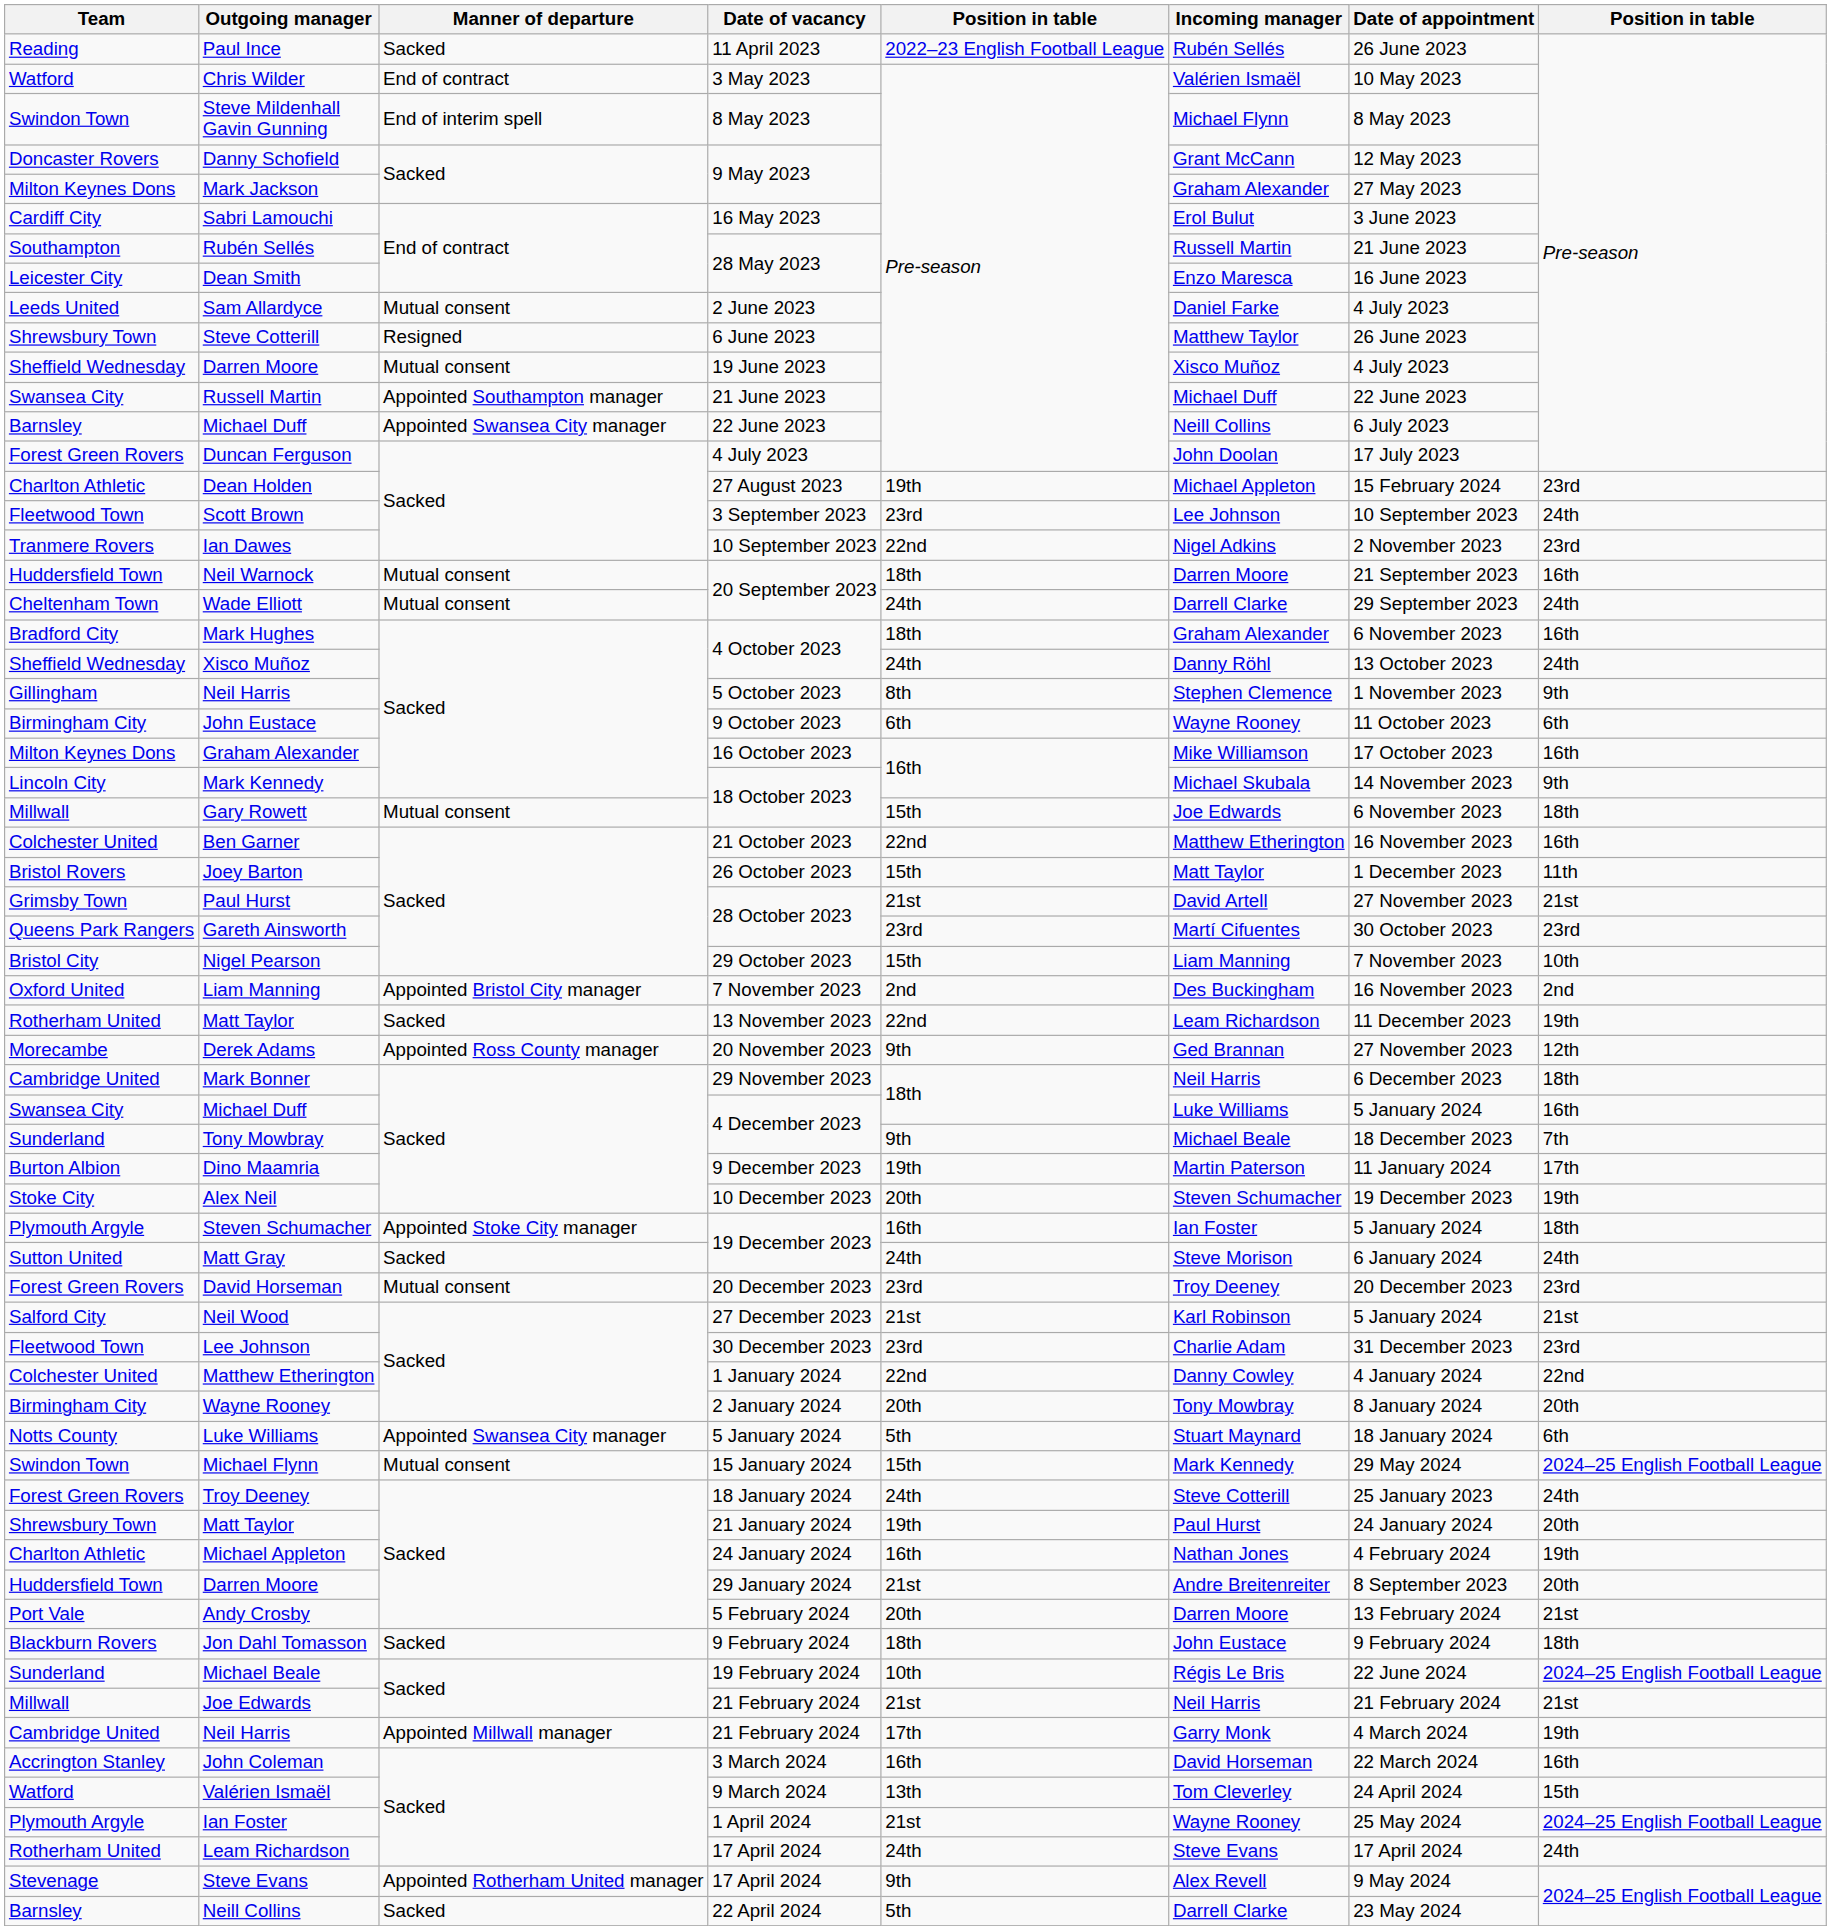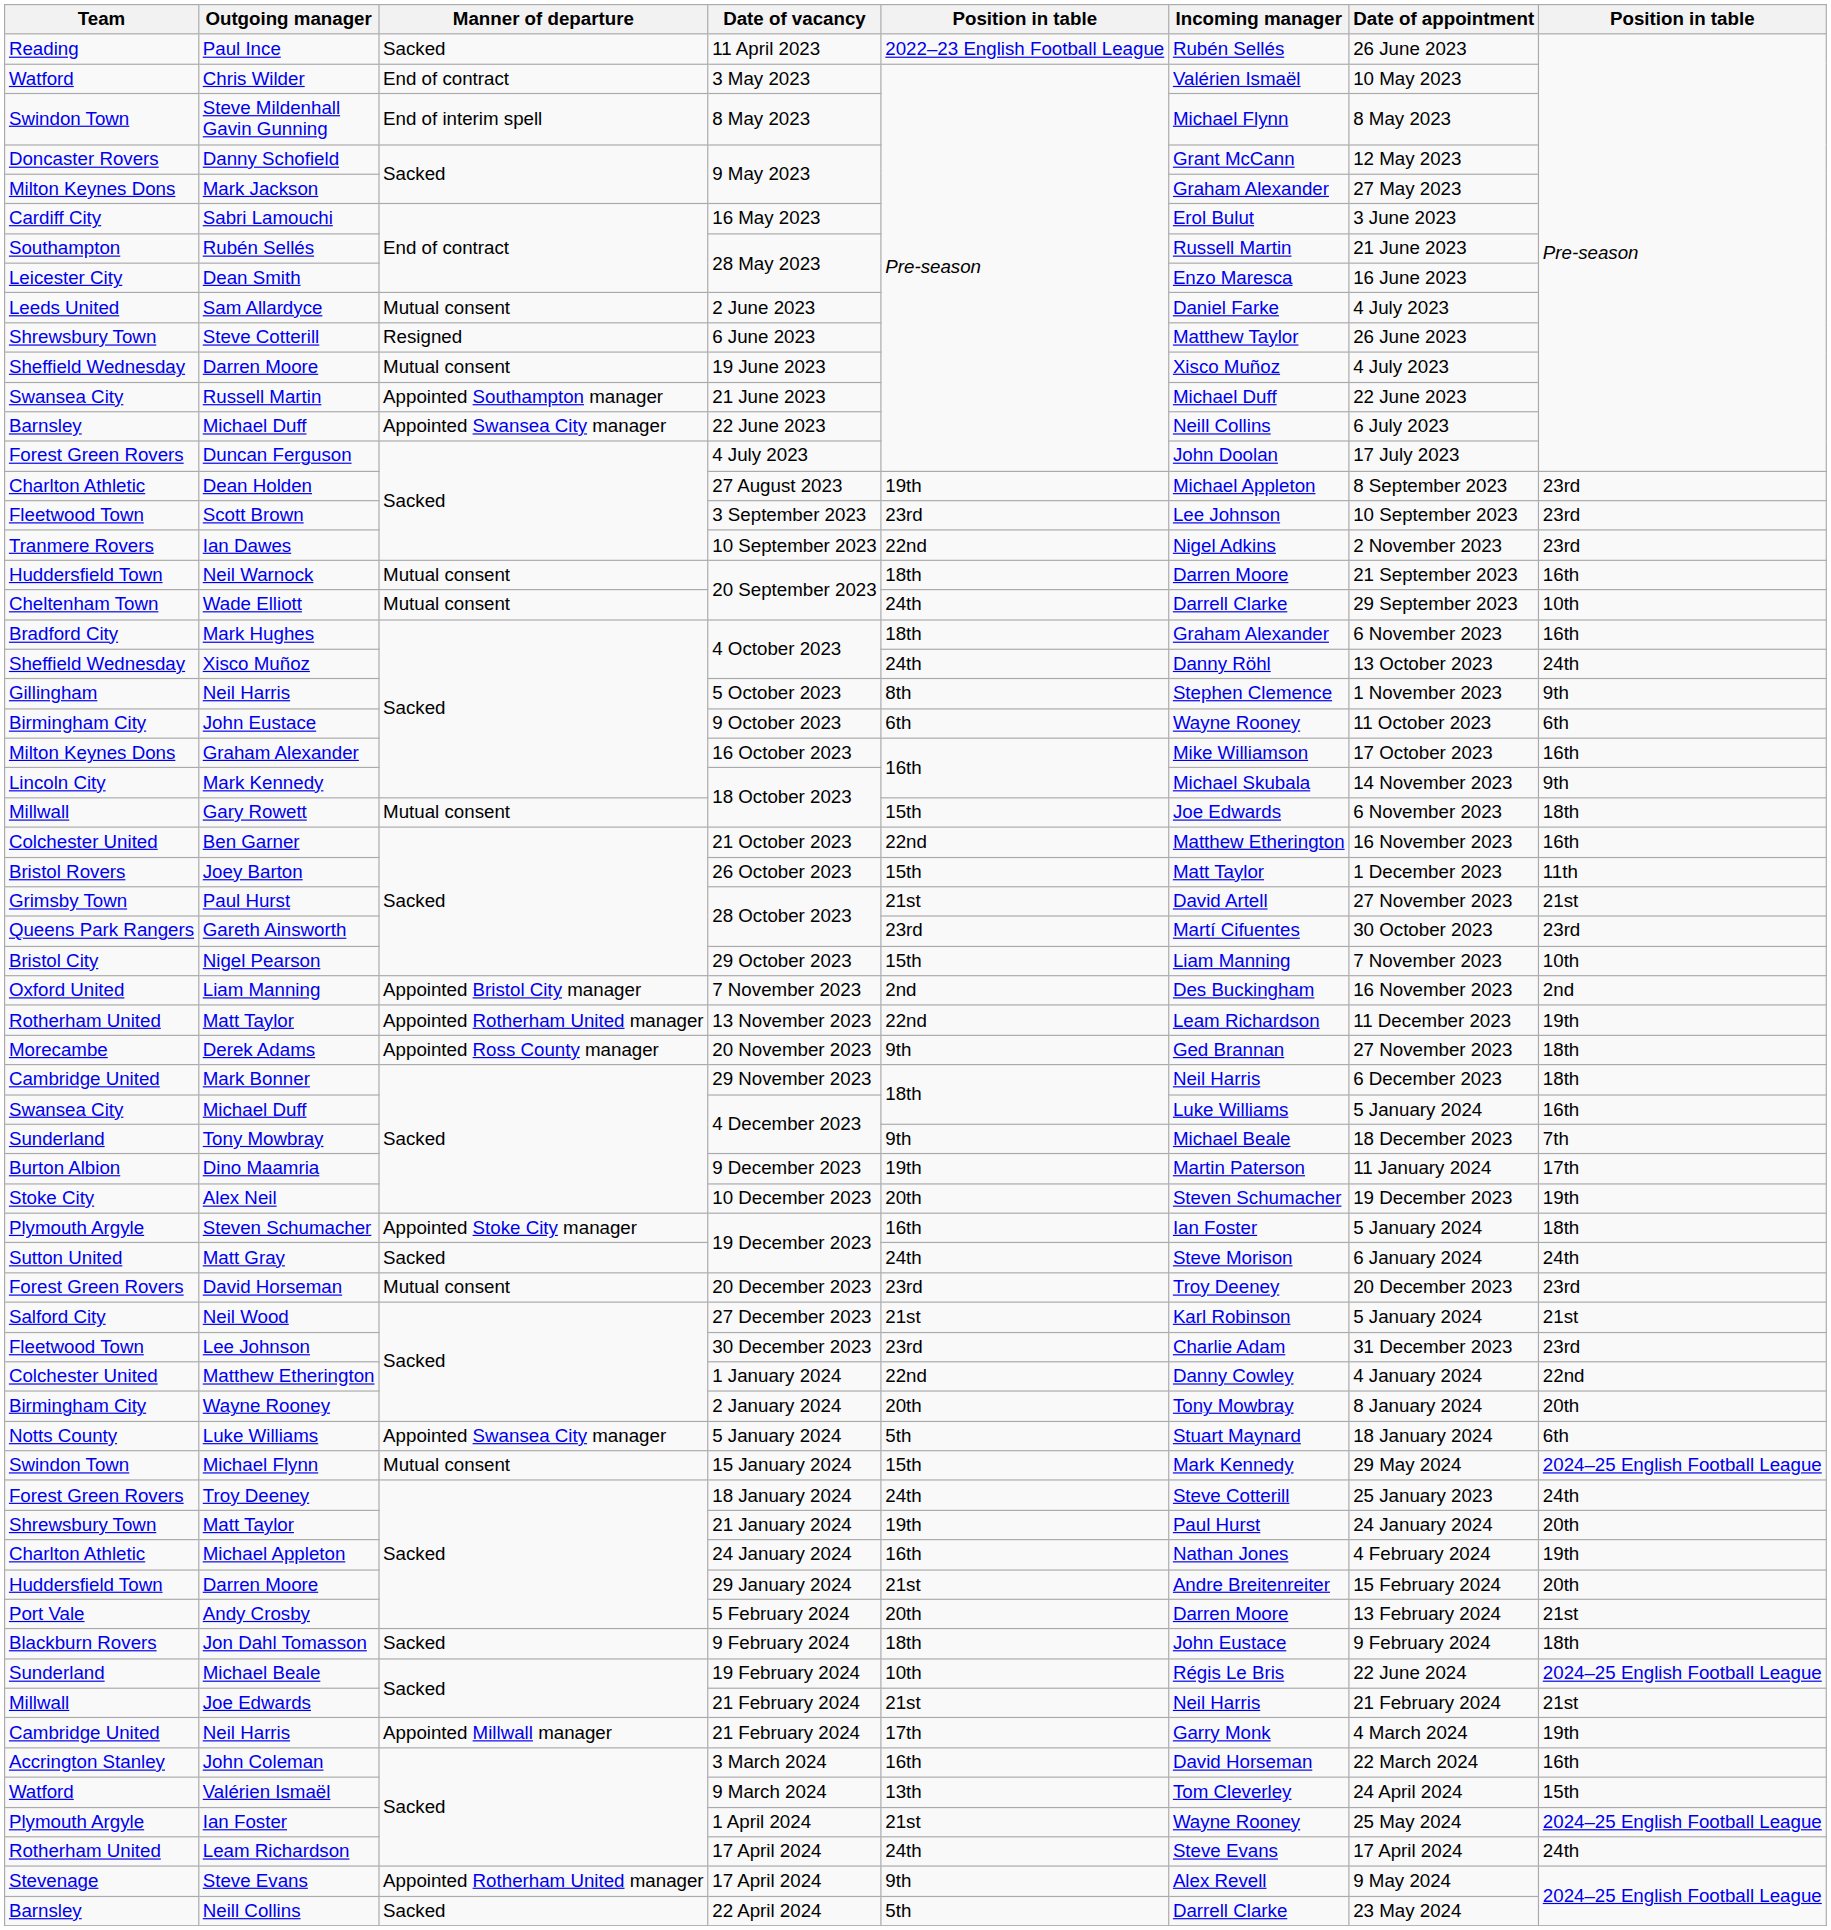(1427, 485) 15 February 2024 -> (1430, 485) 8 September 2023
(1561, 515) 24th -> (1562, 515) 23rd
(1561, 604) 24th -> (1561, 604) 10th
(414, 1020) Sacked -> (543, 1020) Appointed Rotherham United manager
(1561, 1049) 12th -> (1561, 1049) 18th
(1430, 1584) 8 September 2023 -> (1427, 1584) 15 February 2024
